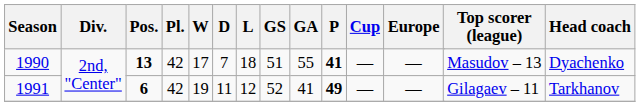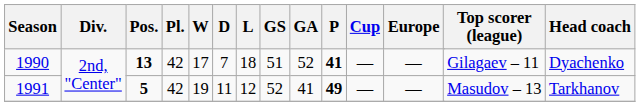(306, 62) 55 -> (306, 62) 52
(494, 62) Masudov – 13 -> (493, 62) Gilagaev – 11
(144, 88) 6 -> (144, 88) 5
(493, 88) Gilagaev – 11 -> (494, 88) Masudov – 13
